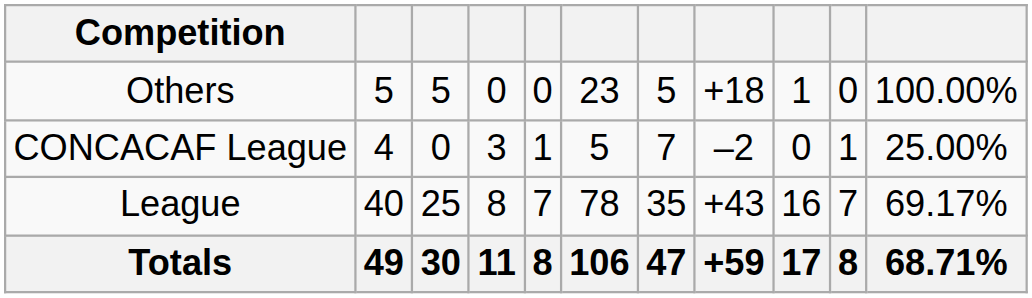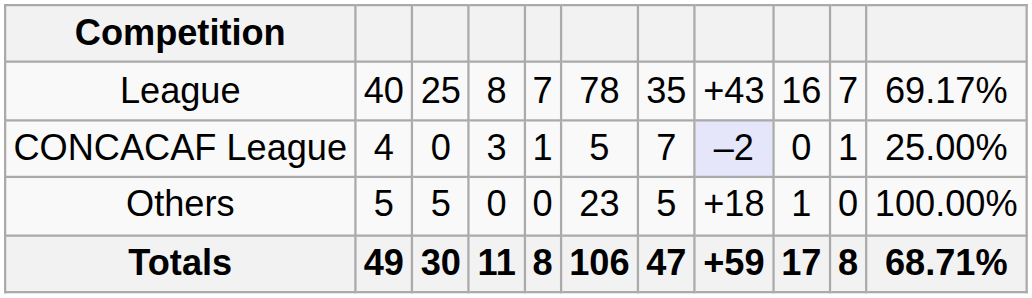rows swapped: (180, 205) <-> (180, 90)
(734, 147) no background -> (734, 147) lavender background
